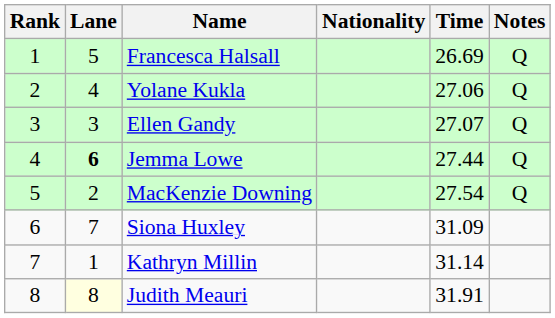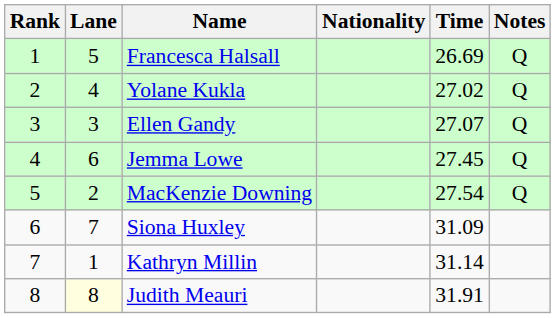(460, 90) 27.06 -> (460, 90) 27.02
(93, 158) bold -> (93, 158) normal
(460, 158) 27.44 -> (460, 158) 27.45
